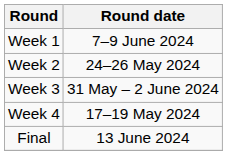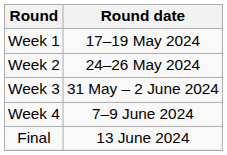(143, 41) 7–9 June 2024 -> (143, 41) 17–19 May 2024
(143, 114) 17–19 May 2024 -> (143, 114) 7–9 June 2024
